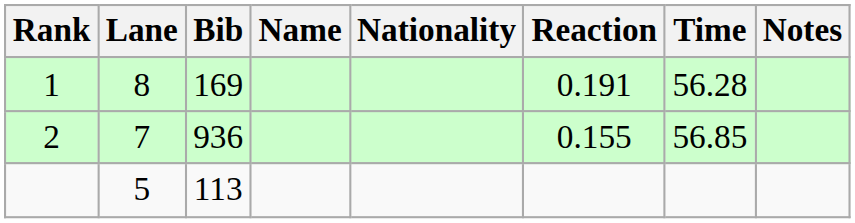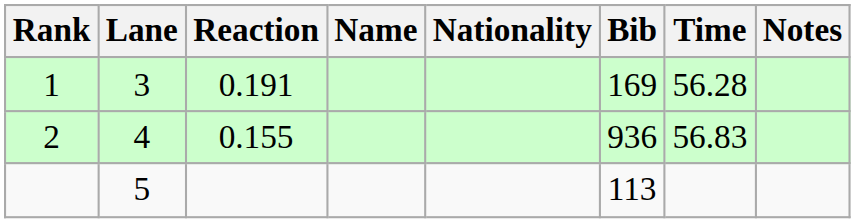columns swapped: (218, 30) <-> (594, 30)
(142, 83) 8 -> (142, 83) 3
(142, 136) 7 -> (142, 136) 4
(710, 136) 56.85 -> (710, 136) 56.83
